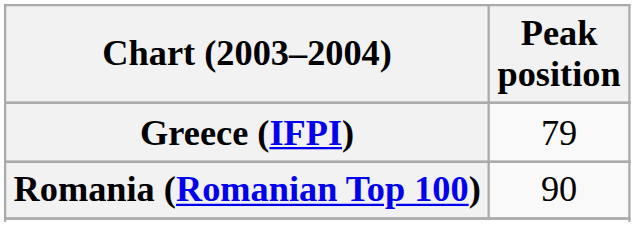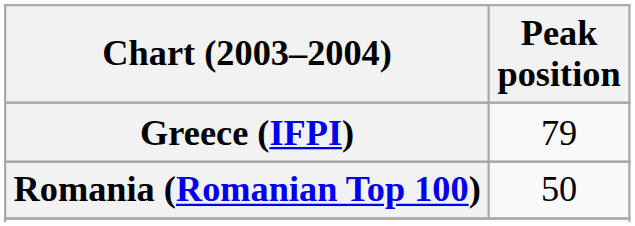(559, 189) 90 -> (559, 189) 50
